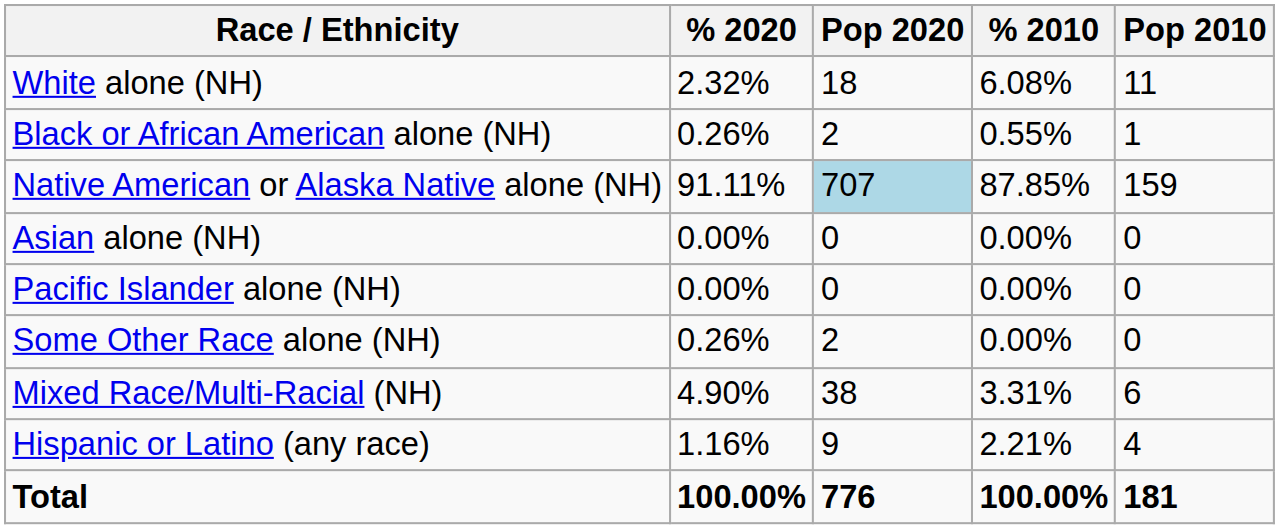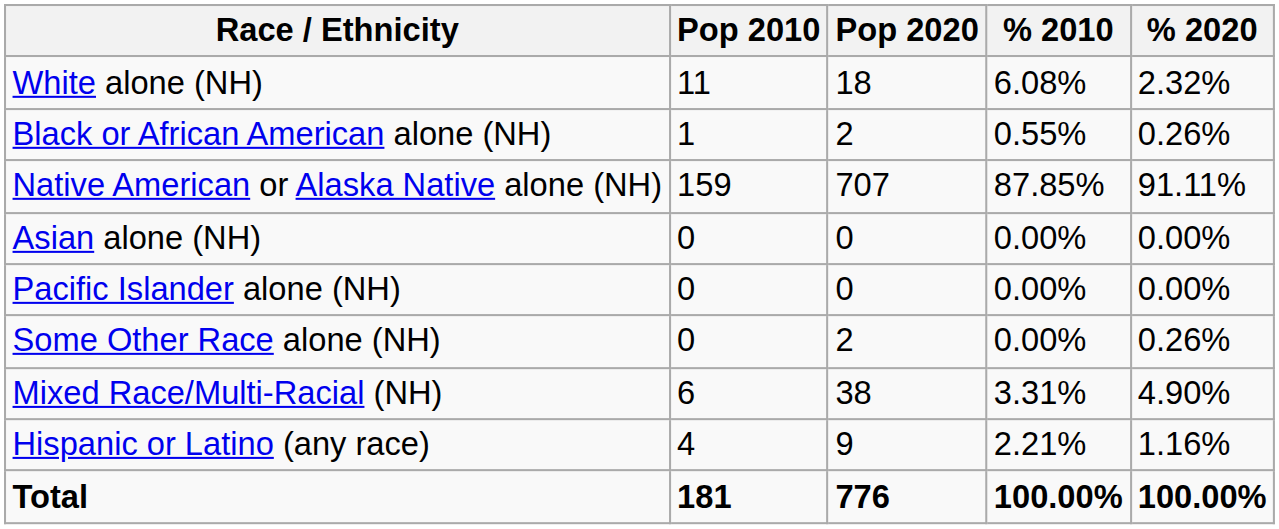columns swapped: (1195, 30) <-> (742, 30)
(848, 185) lightblue background -> (863, 185) no background
